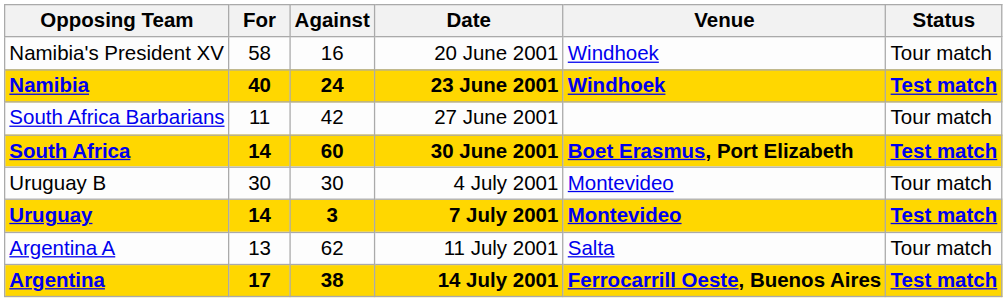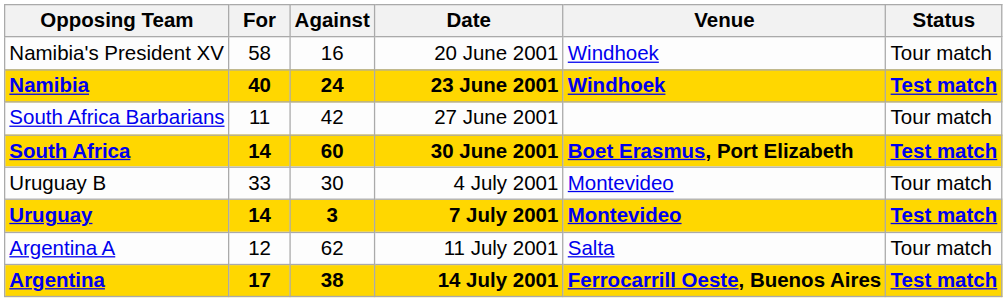(260, 183) 30 -> (260, 183) 33
(260, 248) 13 -> (260, 248) 12
